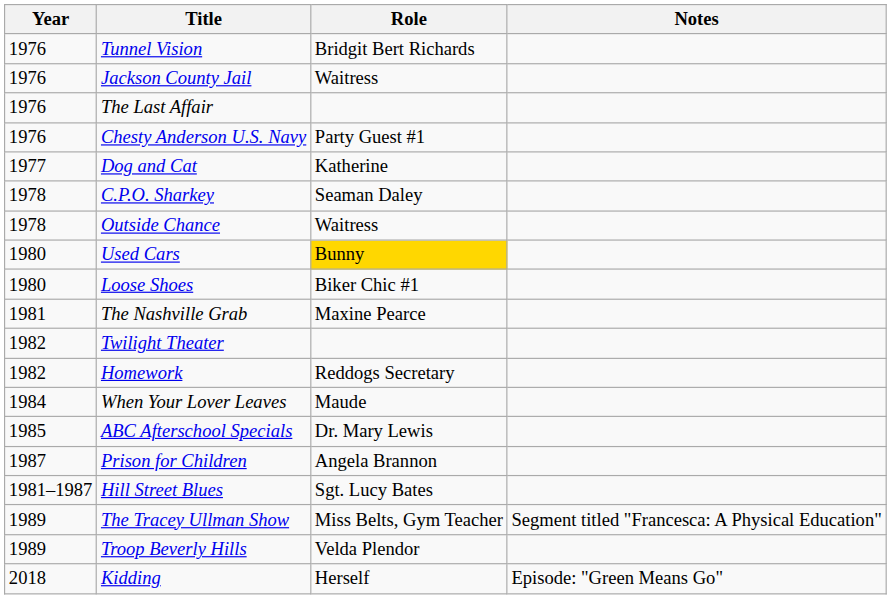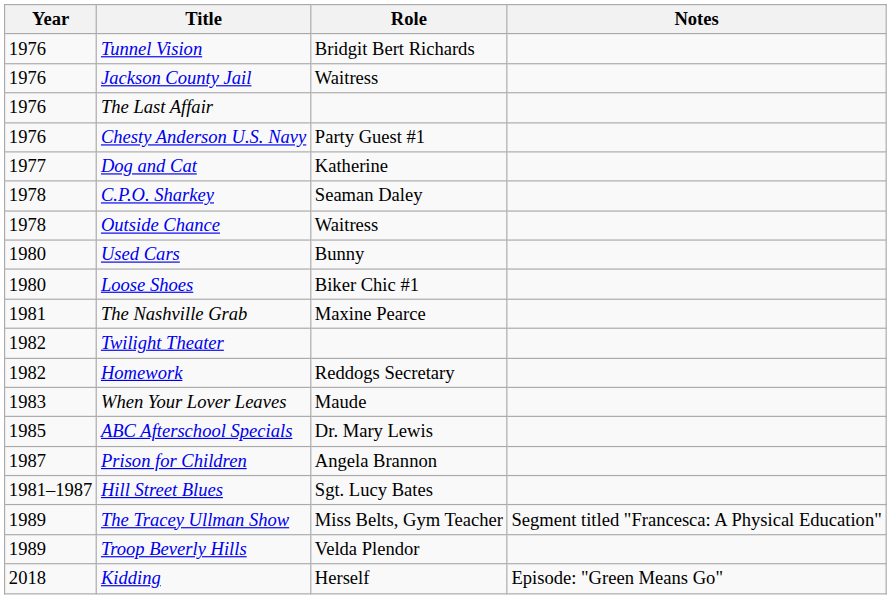(340, 254) gold background -> (340, 254) no background
(27, 401) 1984 -> (27, 401) 1983
